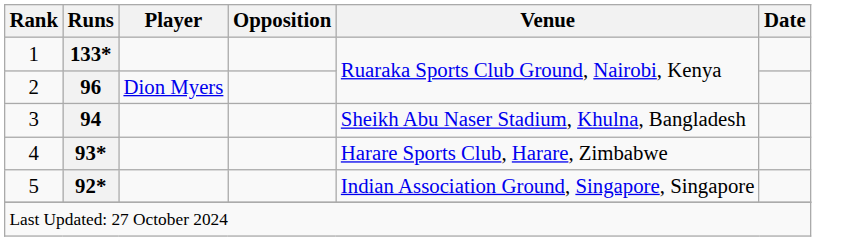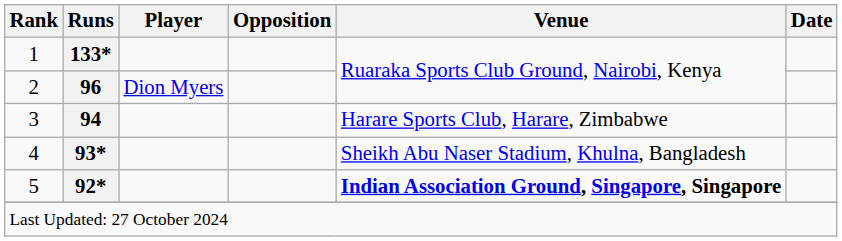(543, 119) Sheikh Abu Naser Stadium, Khulna, Bangladesh -> (504, 119) Harare Sports Club, Harare, Zimbabwe
(504, 152) Harare Sports Club, Harare, Zimbabwe -> (543, 152) Sheikh Abu Naser Stadium, Khulna, Bangladesh
(548, 185) normal -> (561, 185) bold
